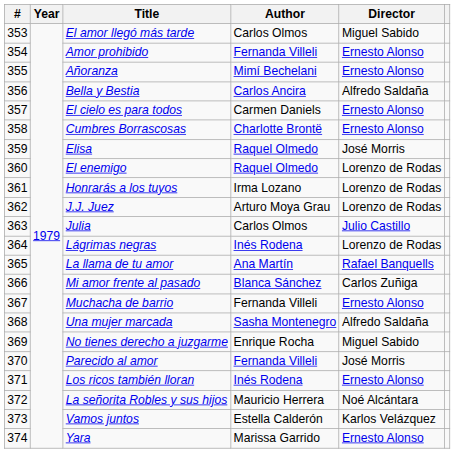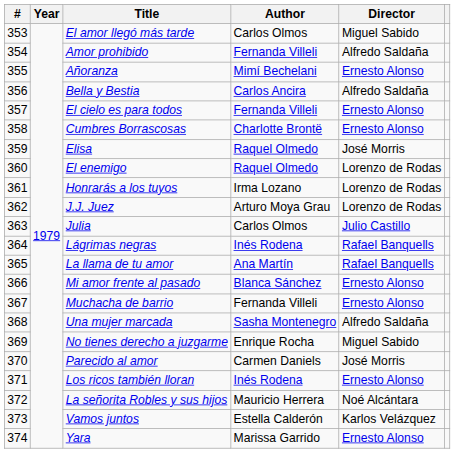(383, 52) Ernesto Alonso -> (385, 52) Alfredo Saldaña
(277, 110) Carmen Daniels -> (275, 110) Fernanda Villeli
(392, 245) Lorenzo de Rodas -> (388, 245) Rafael Banquells
(380, 284) Carlos Zuñiga -> (383, 284) Ernesto Alonso
(275, 361) Fernanda Villeli -> (277, 361) Carmen Daniels
